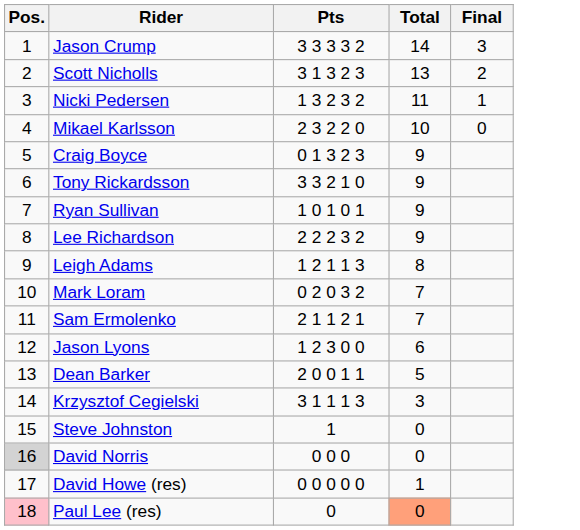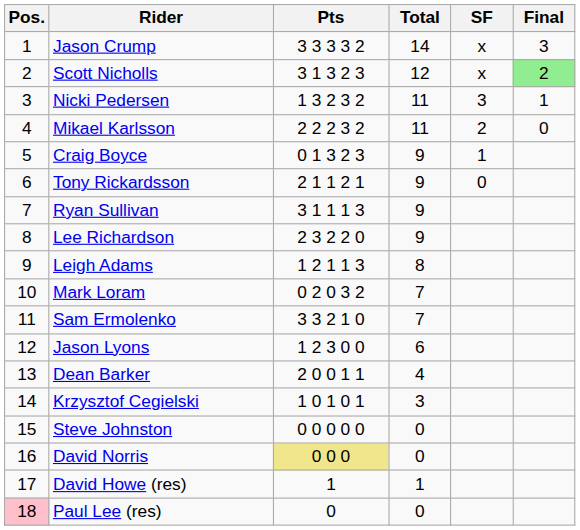+ column: (482, 18)
(420, 73) 13 -> (420, 73) 12
(482, 73) no background -> (544, 73) lightgreen background
(331, 127) 2 3 2 2 0 -> (331, 127) 2 2 2 3 2
(420, 127) 10 -> (420, 127) 11
(331, 182) 3 3 2 1 0 -> (331, 182) 2 1 1 2 1
(331, 210) 1 0 1 0 1 -> (331, 210) 3 1 1 1 3
(331, 237) 2 2 2 3 2 -> (331, 237) 2 3 2 2 0
(331, 319) 2 1 1 2 1 -> (331, 319) 3 3 2 1 0
(420, 374) 5 -> (420, 374) 4
(331, 401) 3 1 1 1 3 -> (331, 401) 1 0 1 0 1
(331, 429) 1 -> (331, 429) 0 0 0 0 0
(27, 456) lightgrey background -> (27, 456) no background
(331, 456) no background -> (331, 456) khaki background
(331, 484) 0 0 0 0 0 -> (331, 484) 1
(420, 511) lightsalmon background -> (420, 511) no background
